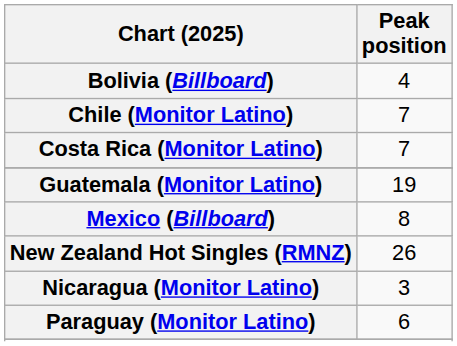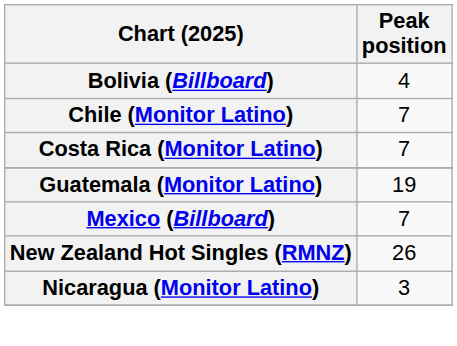(404, 218) 8 -> (404, 218) 7
- row: (181, 322)
